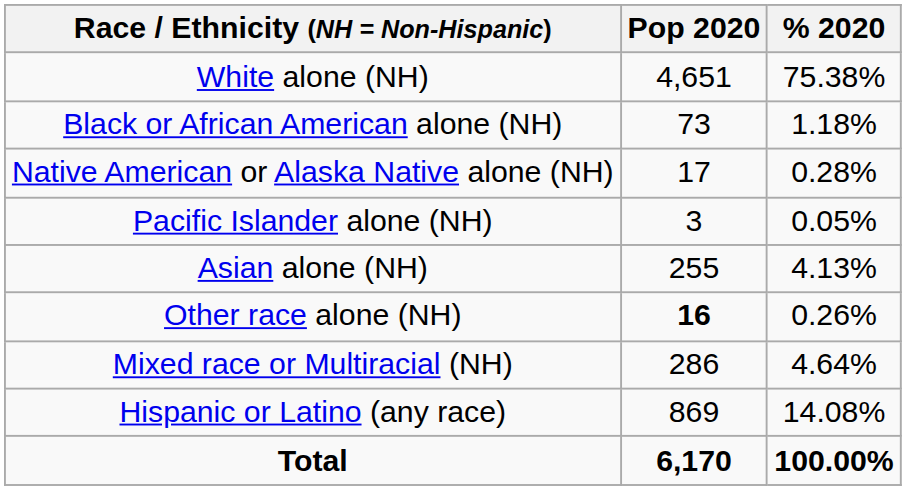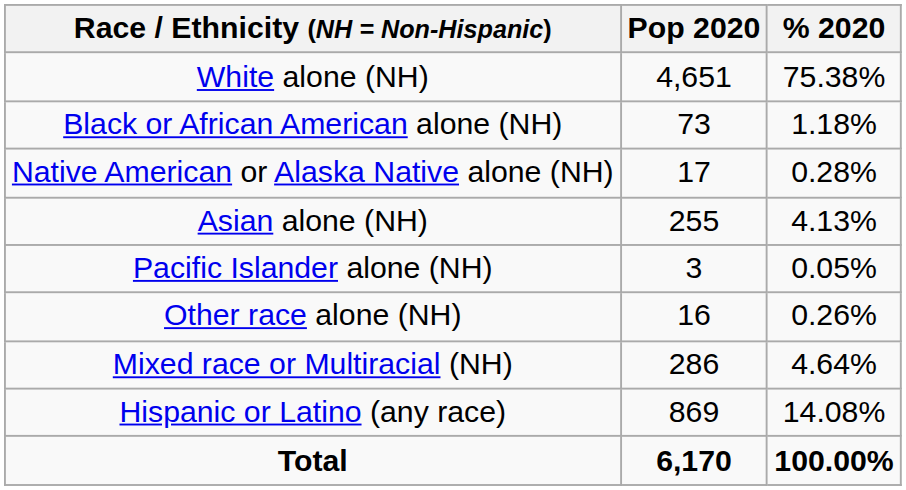rows swapped: (313, 268) <-> (313, 220)
(694, 316) bold -> (694, 316) normal
